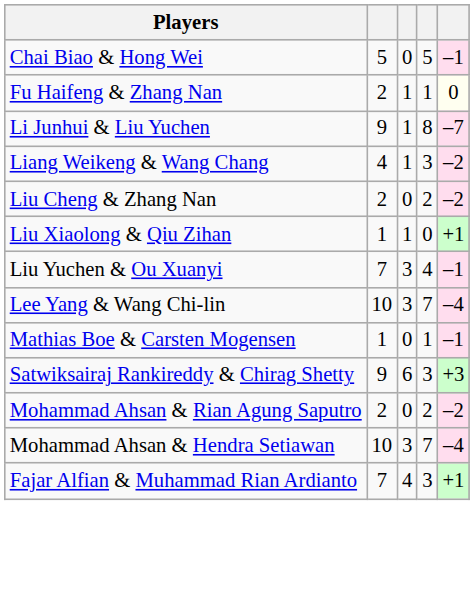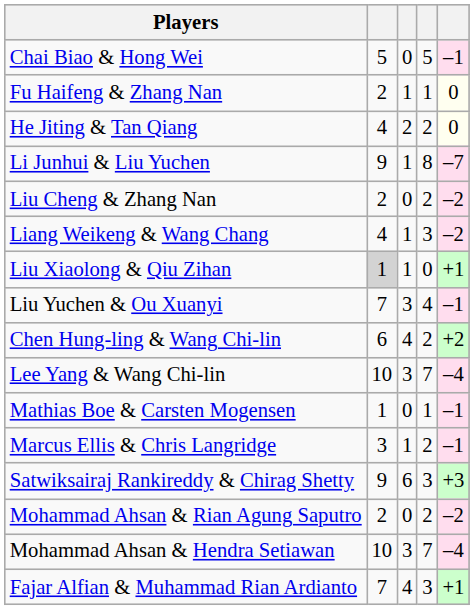+ row: (104, 127)
rows swapped: (139, 163) <-> (113, 198)
(382, 233) no background -> (382, 269) lightgrey background
+ row: (145, 339)
+ row: (143, 445)
